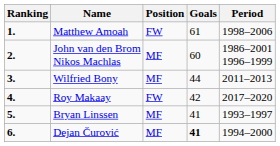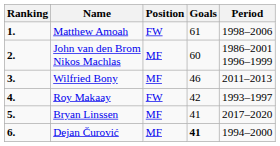(195, 79) 44 -> (195, 79) 46
(247, 97) 2017–2020 -> (247, 97) 1993–1997
(247, 114) 1993–1997 -> (247, 114) 2017–2020
